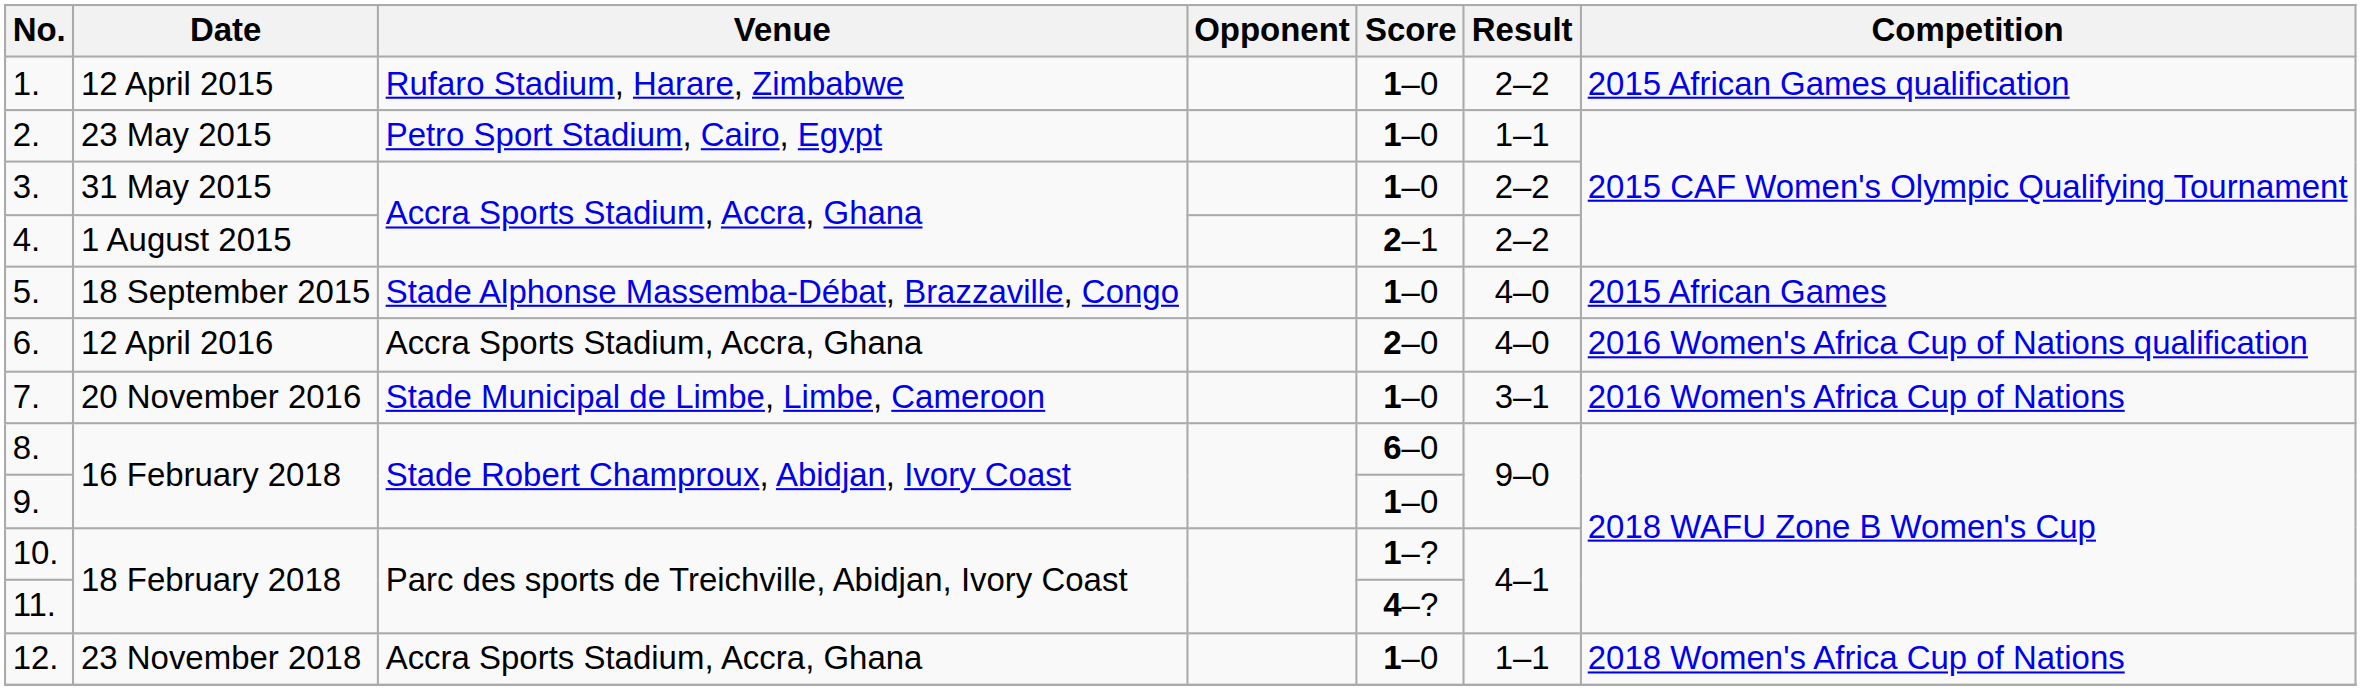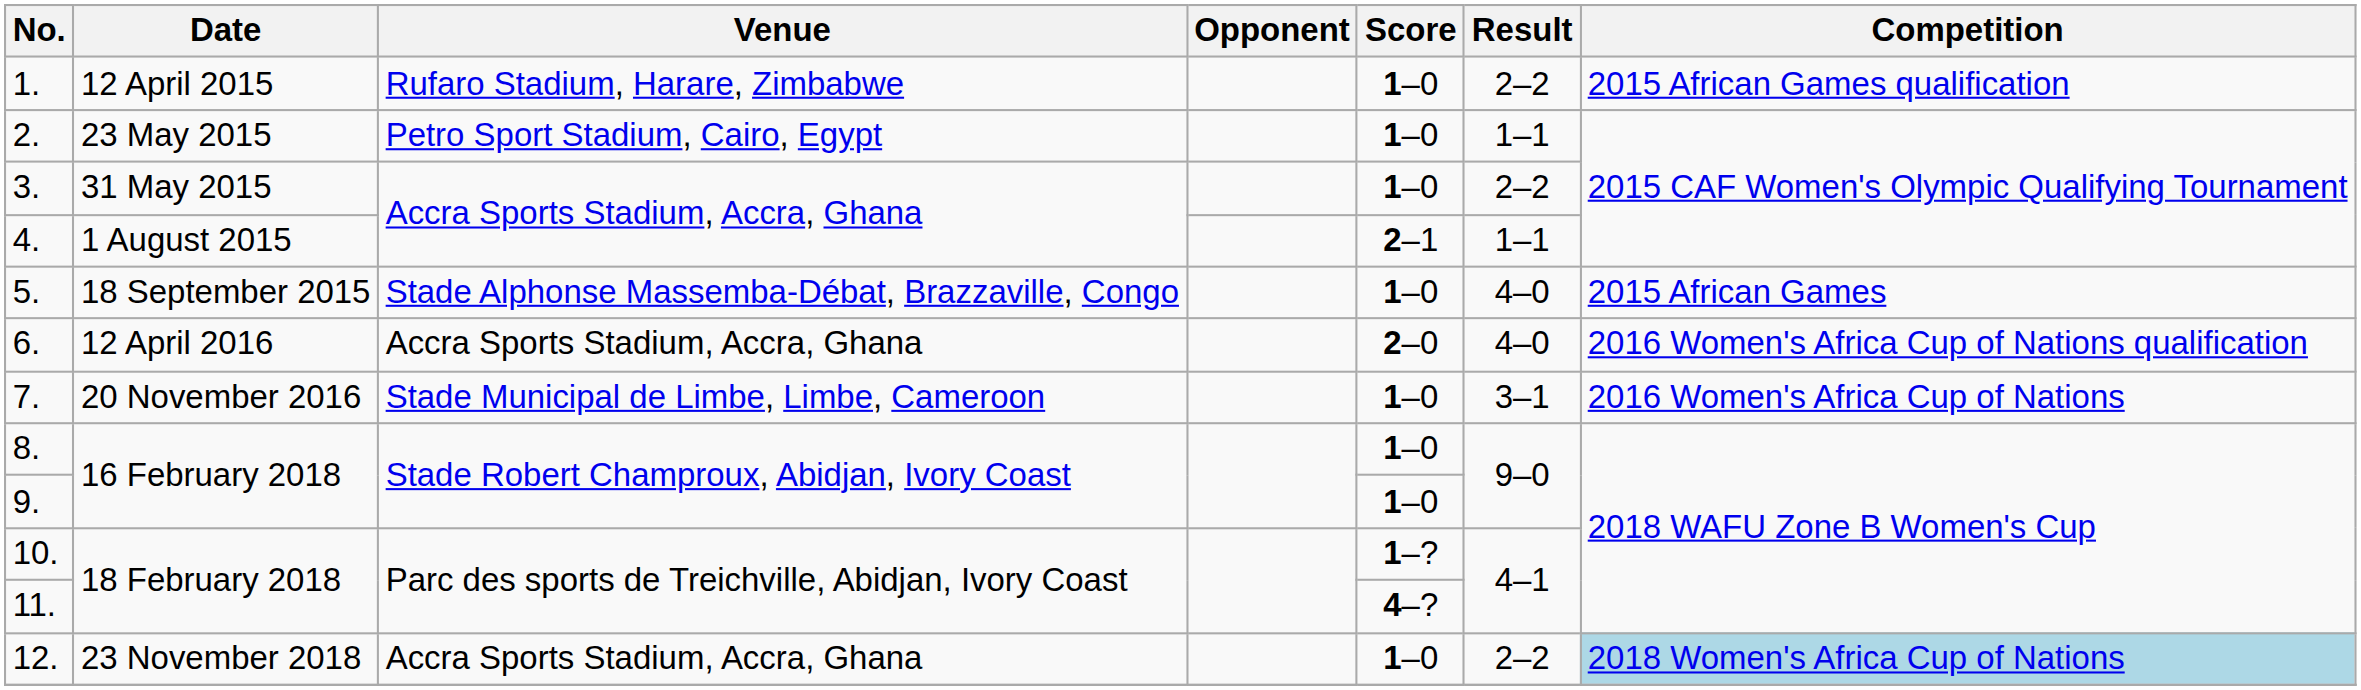(1522, 239) 2–2 -> (1522, 239) 1–1
(1411, 448) 6–0 -> (1411, 448) 1–0
(1522, 657) 1–1 -> (1522, 657) 2–2
(1856, 657) no background -> (1856, 657) lightblue background
